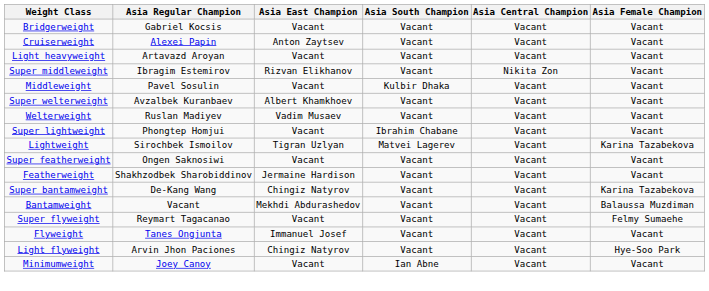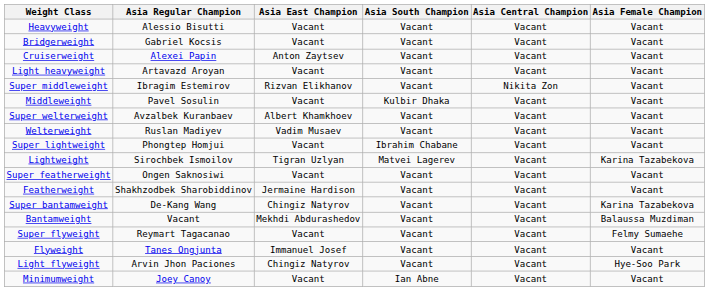+ row: (59, 27)
